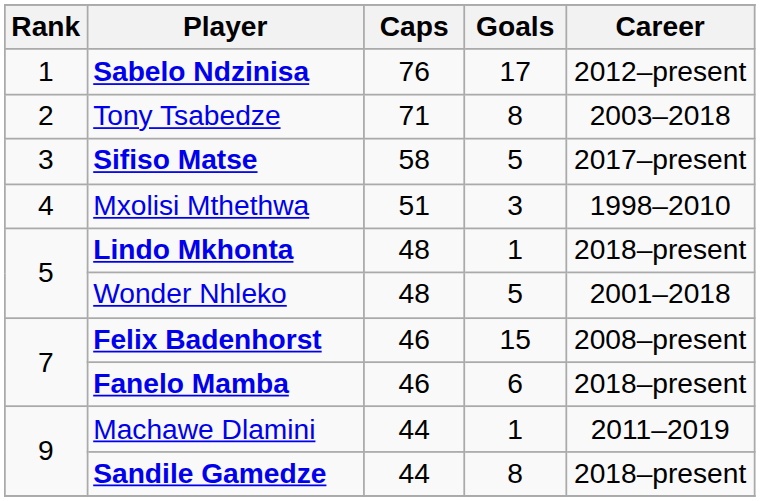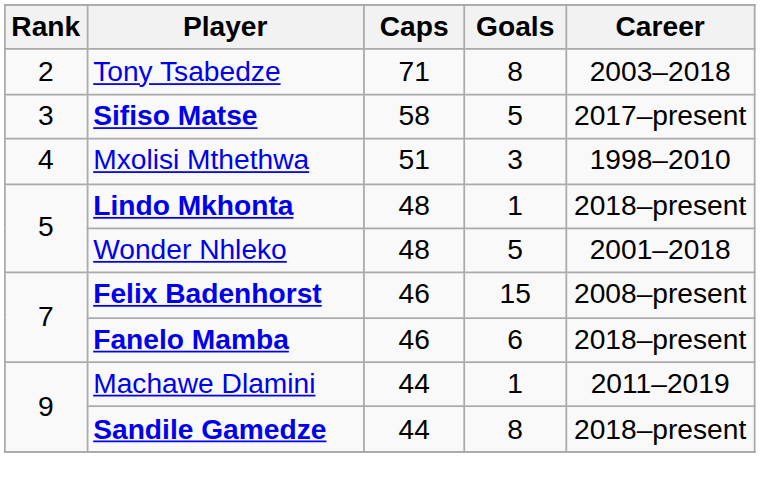- row: (201, 71)
